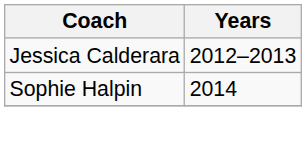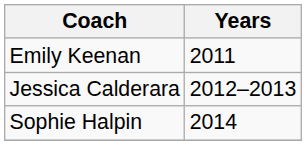+ row: (75, 55)
